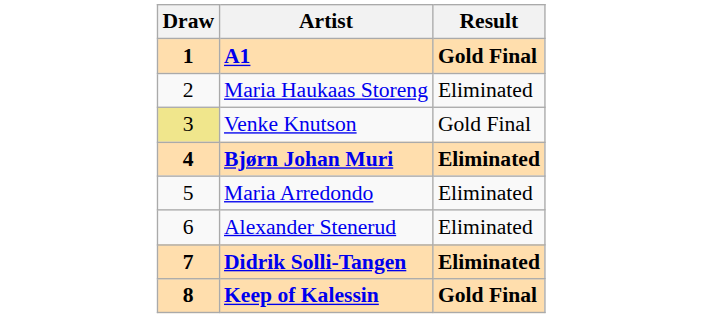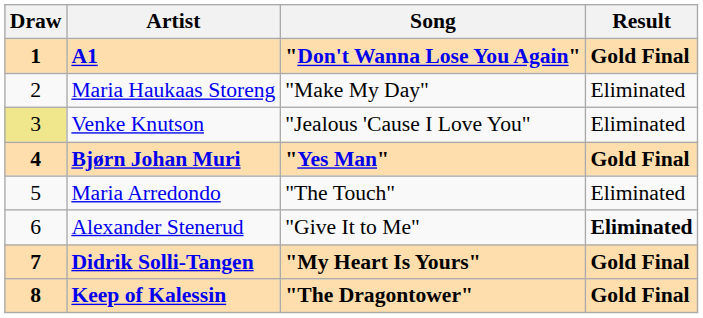+ column: (433, 21)
(484, 124) Gold Final -> (638, 124) Eliminated
(489, 158) Eliminated -> (640, 158) Gold Final
(485, 227) normal -> (642, 227) bold
(489, 261) Eliminated -> (640, 261) Gold Final
